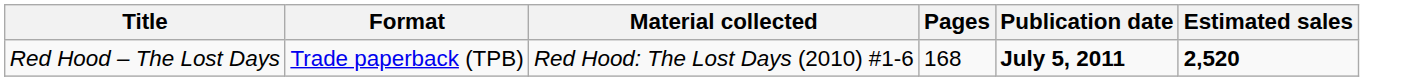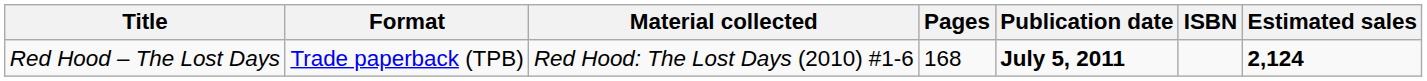+ column: (1210, 22)
(1212, 57) 2,520 -> (1276, 57) 2,124
